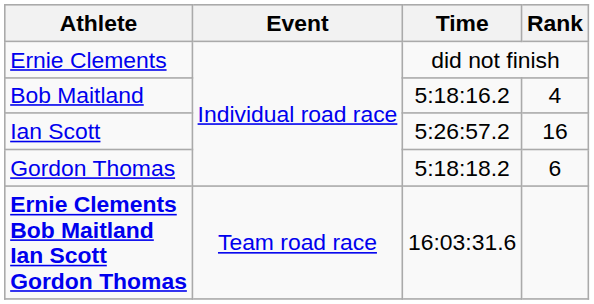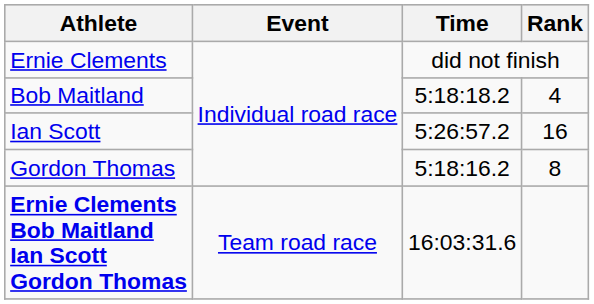(462, 96) 5:18:16.2 -> (462, 96) 5:18:18.2
(462, 168) 5:18:18.2 -> (462, 168) 5:18:16.2
(555, 168) 6 -> (555, 168) 8
